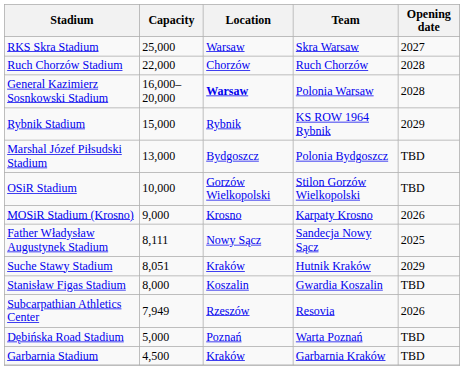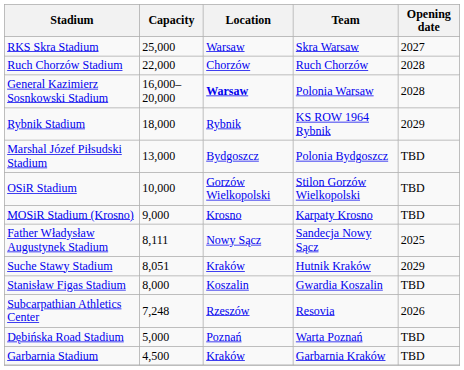(159, 123) 15,000 -> (159, 123) 18,000
(413, 214) 2026 -> (413, 214) TBD
(156, 311) 7,949 -> (156, 311) 7,248
